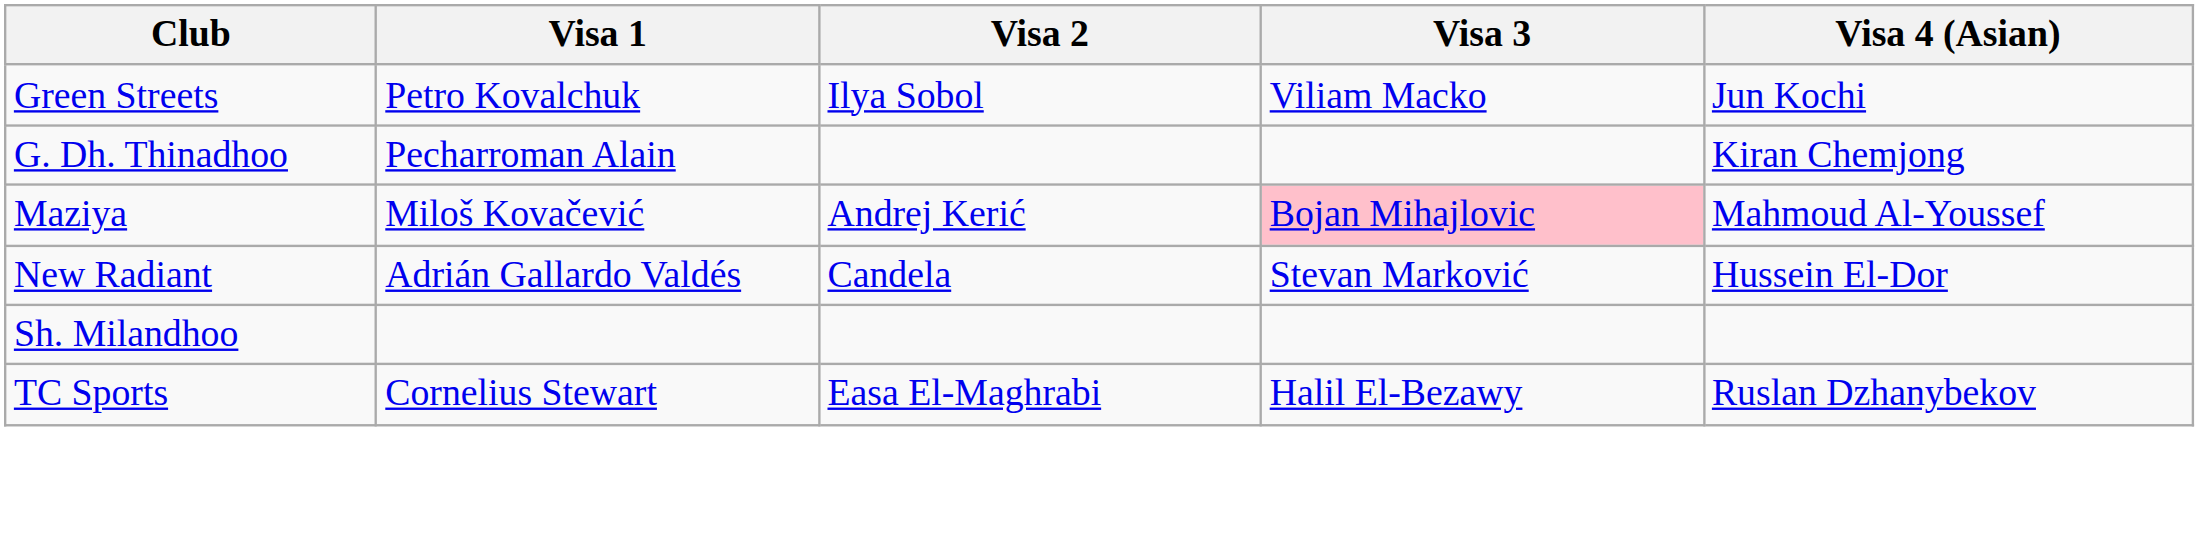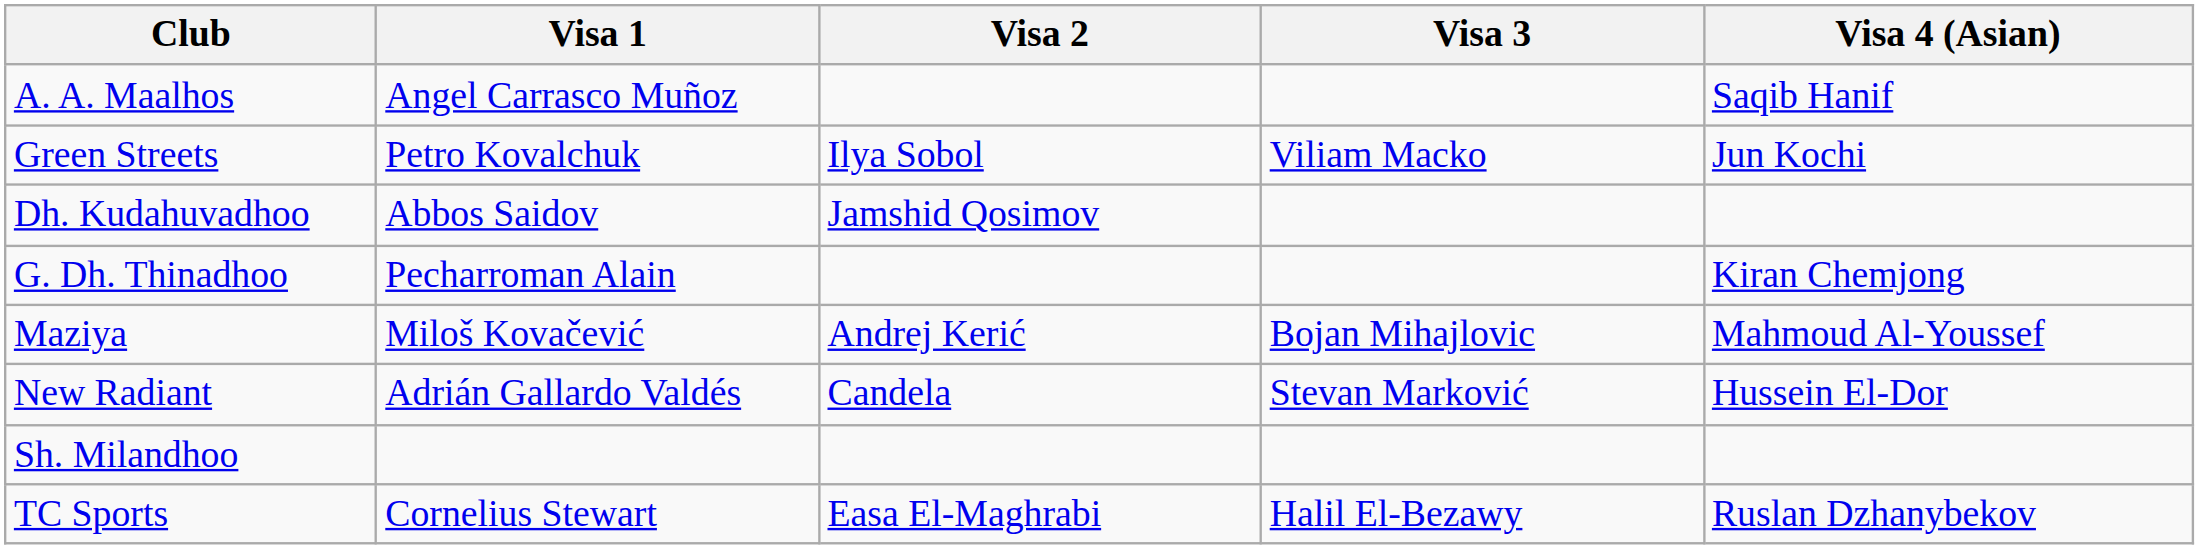+ row: (124, 94)
+ row: (162, 214)
(1402, 214) pink background -> (1402, 333) no background
